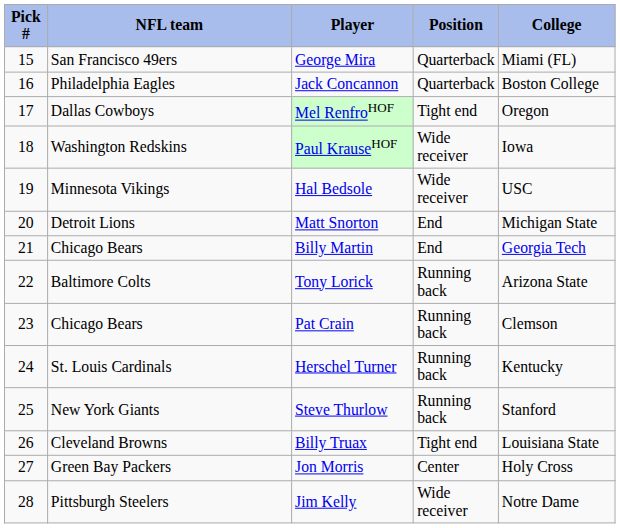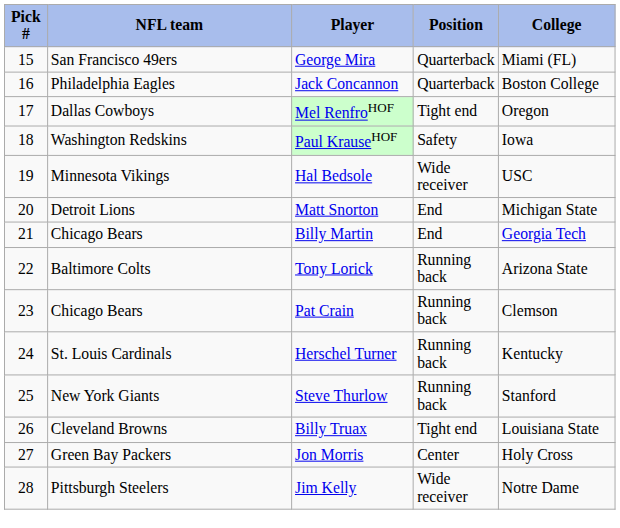(442, 147) Wide receiver -> (437, 140) Safety
